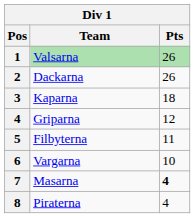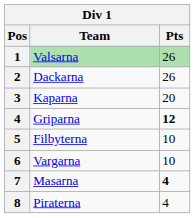(169, 98) 18 -> (169, 98) 20
(169, 118) normal -> (169, 118) bold
(169, 139) 11 -> (169, 139) 10
